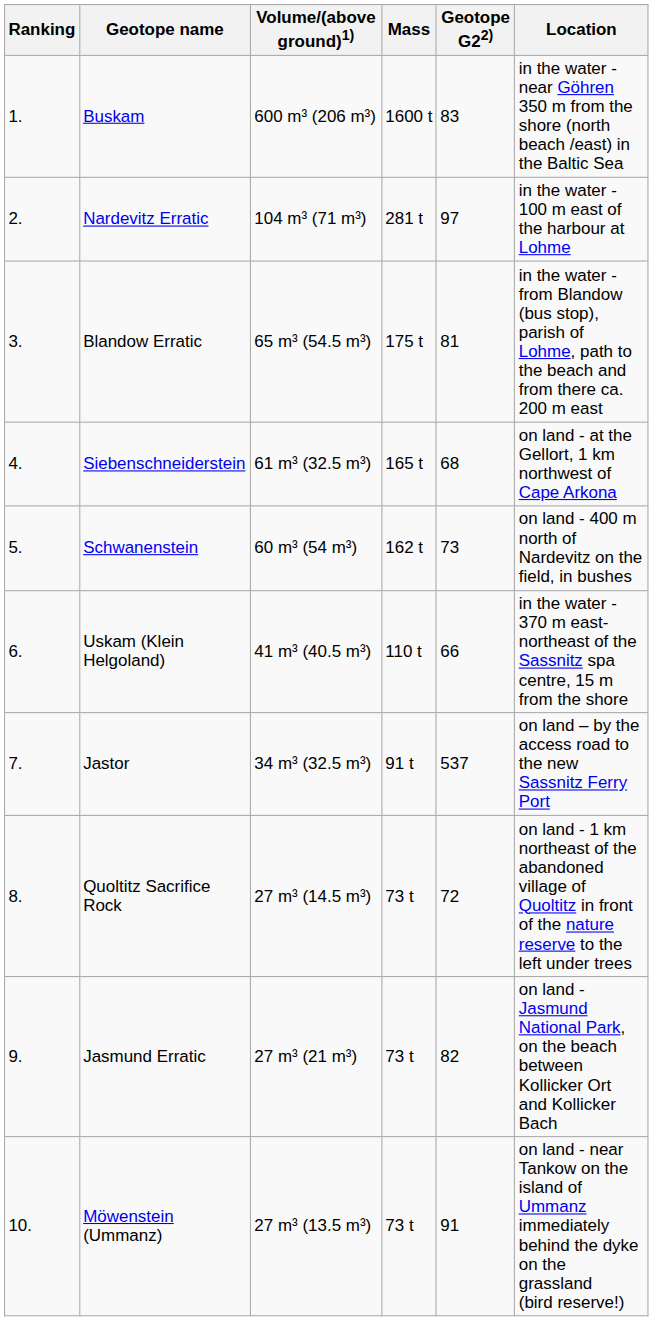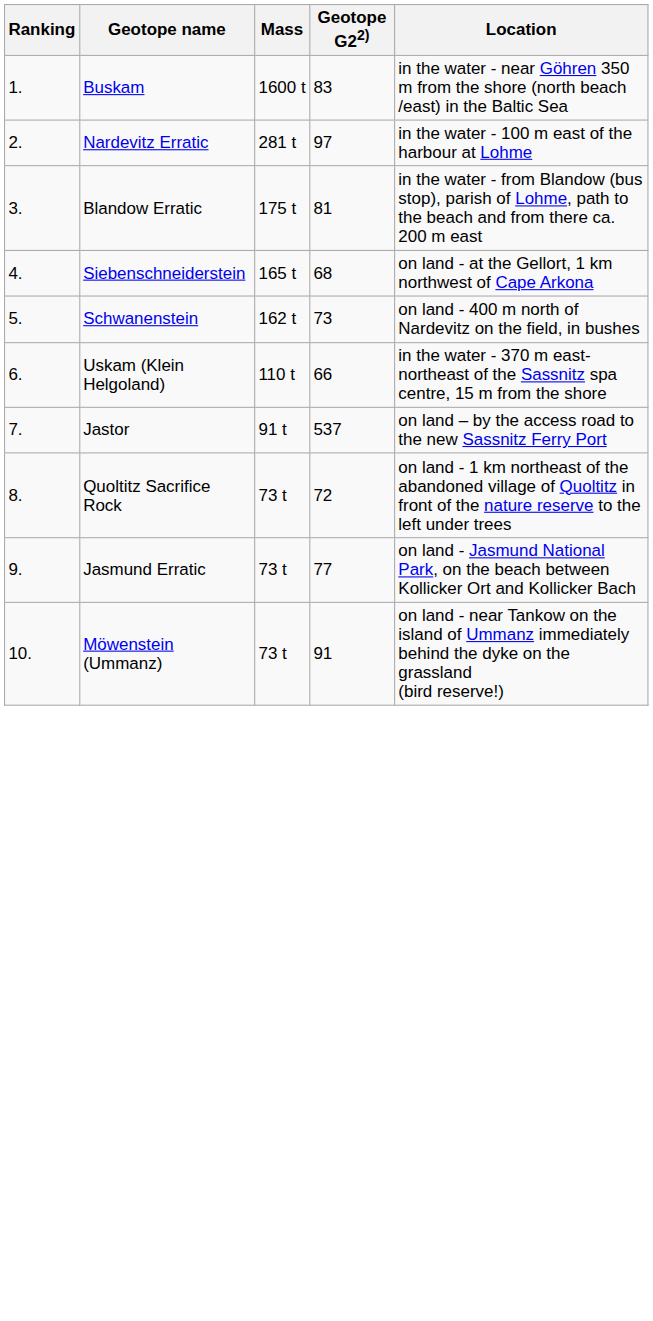- column: (316, 29)
(450, 1056) 82 -> (323, 569) 77
